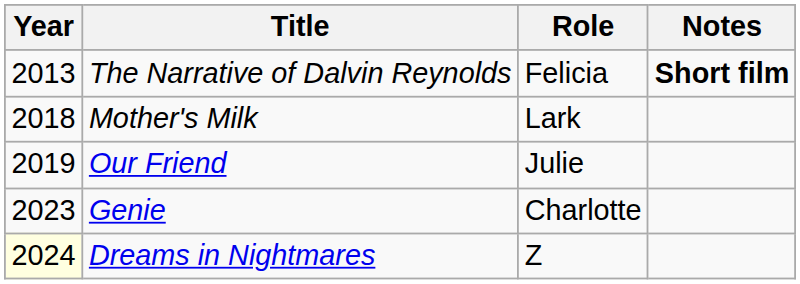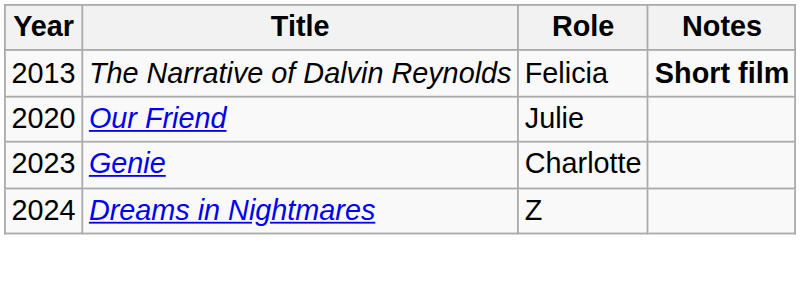- row: (173, 118)
(44, 164) 2019 -> (44, 118) 2020
(44, 255) lightyellow background -> (44, 210) no background
